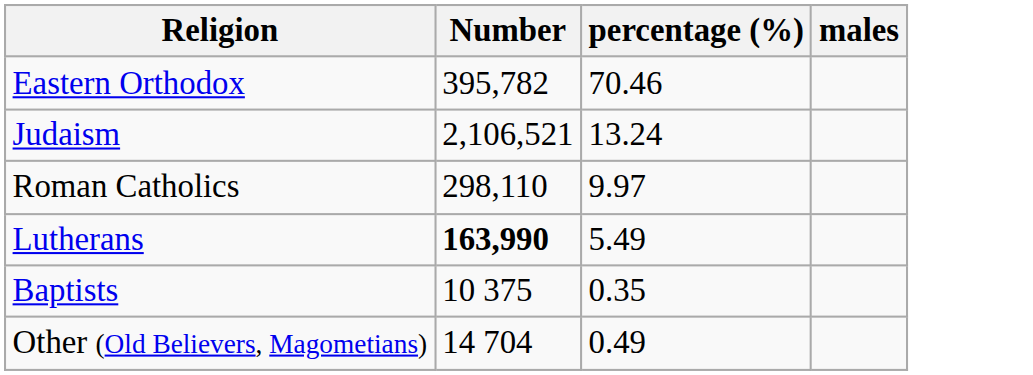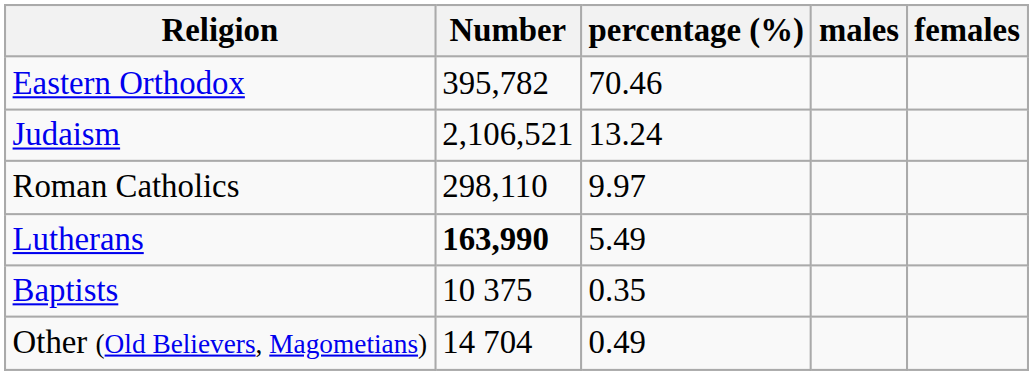+ column: (967, 30)
